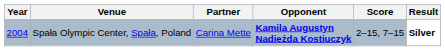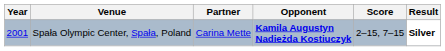(17, 33) 2004 -> (17, 33) 2001
